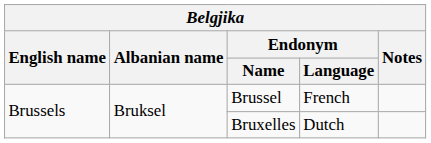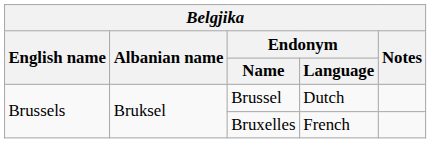(327, 97) French -> (324, 97) Dutch
(324, 124) Dutch -> (327, 124) French
